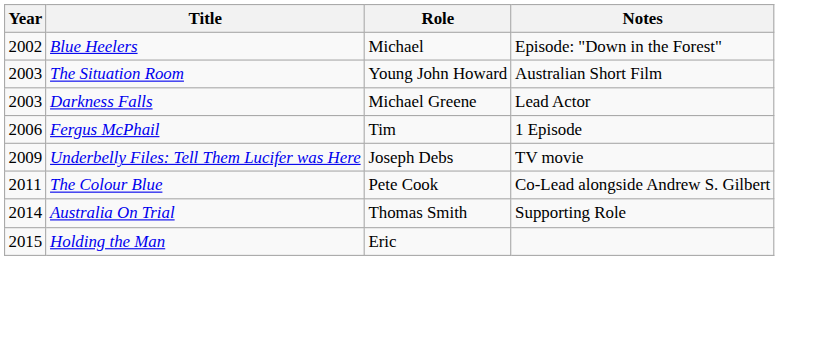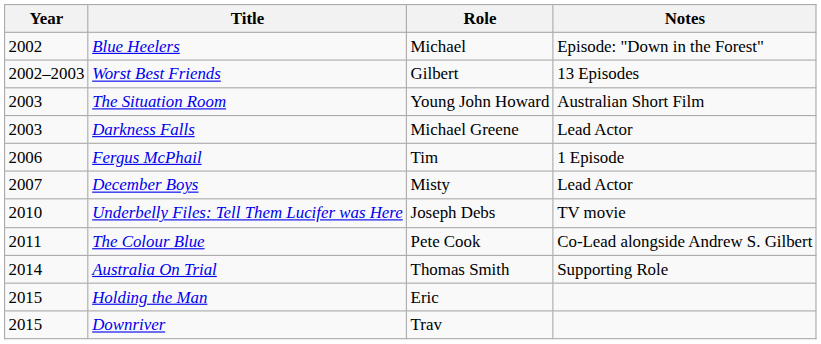+ row: (156, 74)
+ row: (145, 185)
(25, 157) 2009 -> (25, 213) 2010
+ row: (129, 324)
